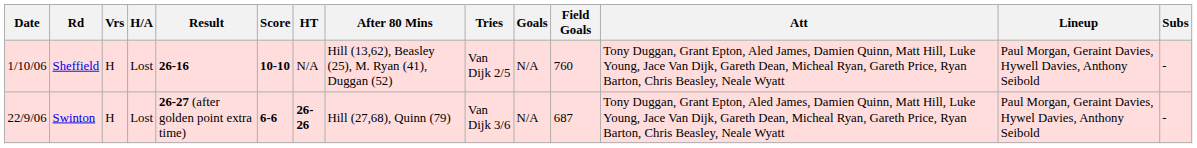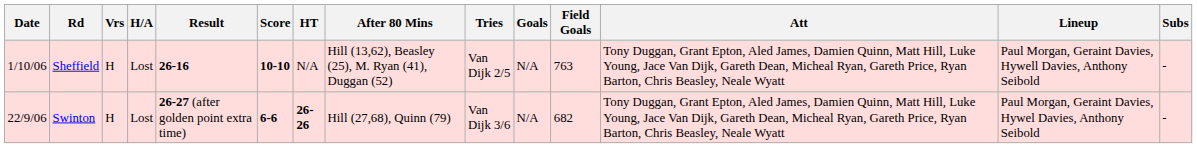(563, 65) 760 -> (563, 65) 763
(563, 116) 687 -> (563, 116) 682
